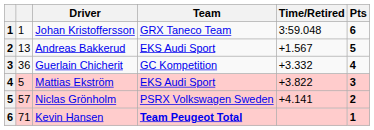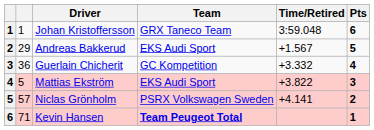(24, 48) 13 -> (24, 48) 29
